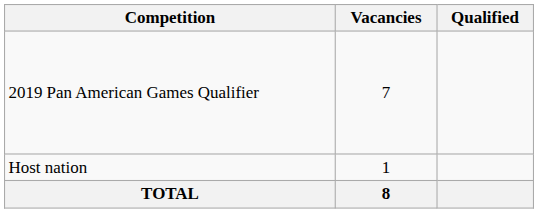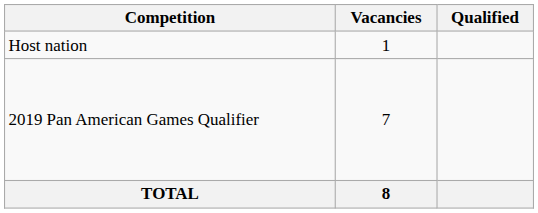rows swapped: (48, 167) <-> (134, 92)
